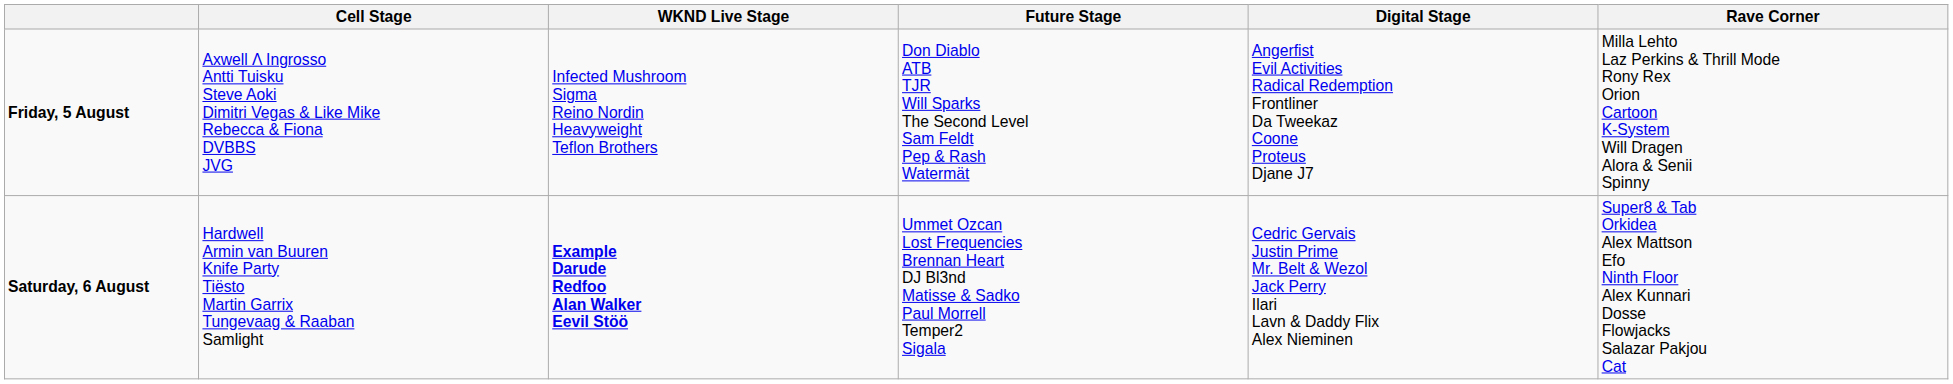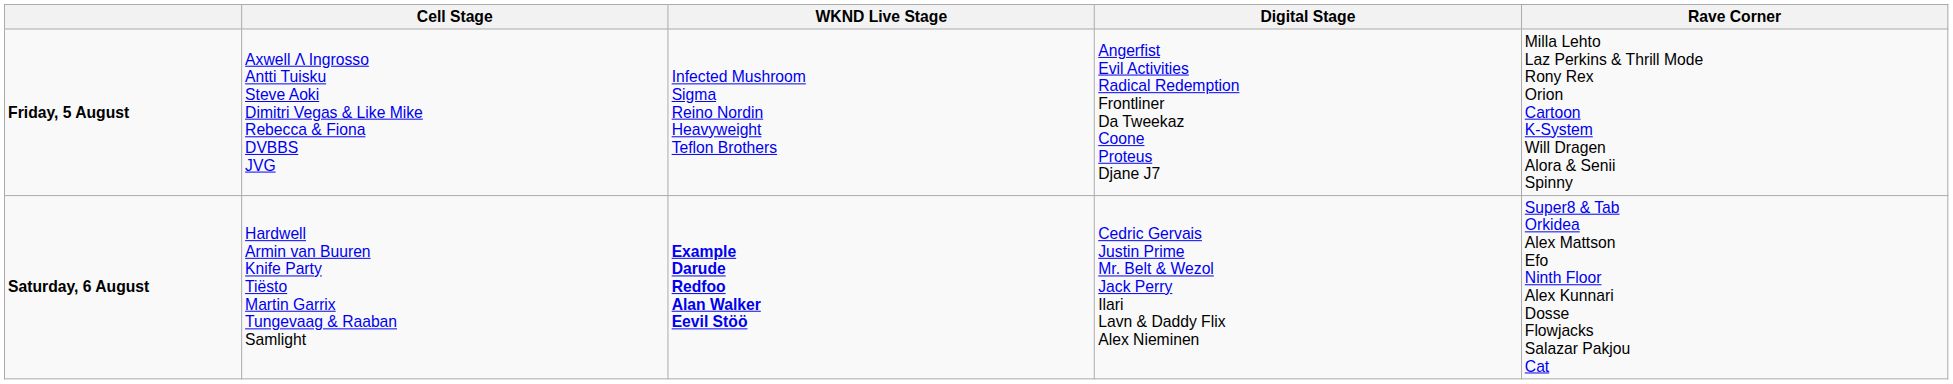- column: (1073, 16)
